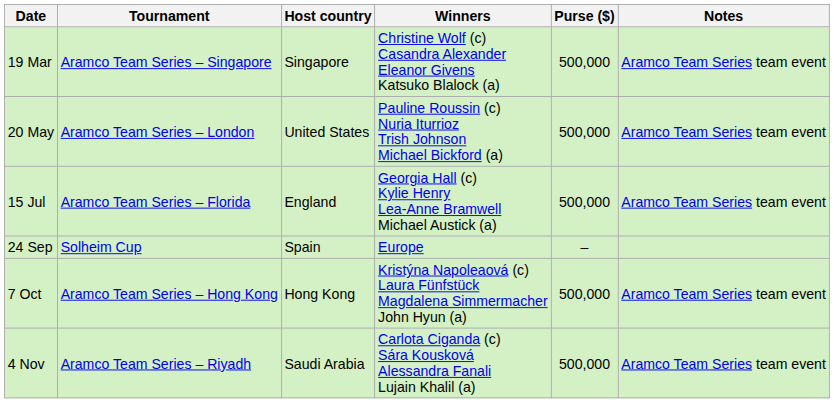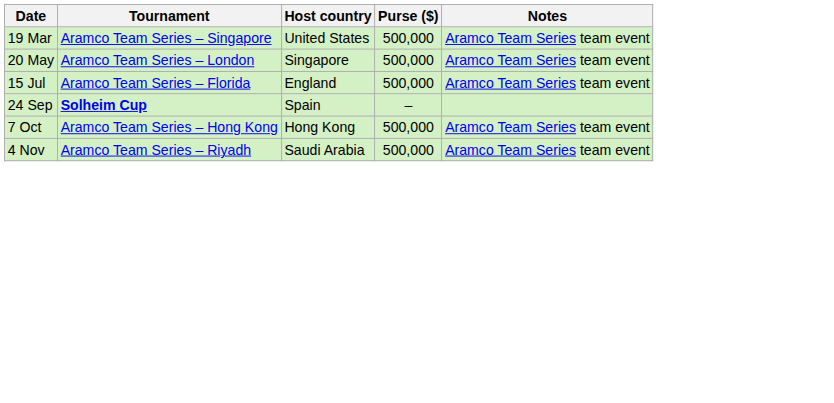- column: (463, 16)
(317, 62) Singapore -> (327, 38) United States
(327, 132) United States -> (317, 61) Singapore
(101, 248) normal -> (104, 105) bold
